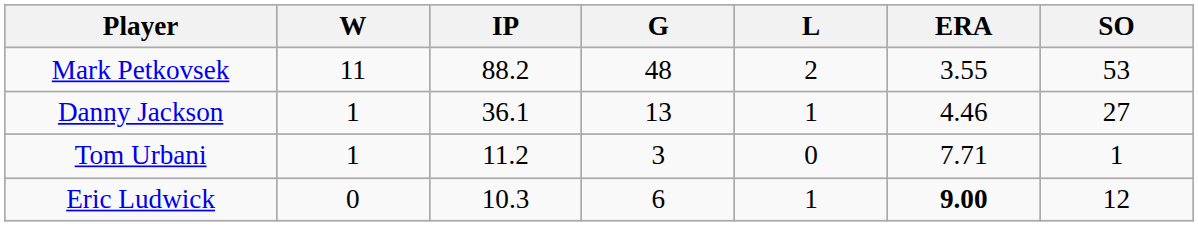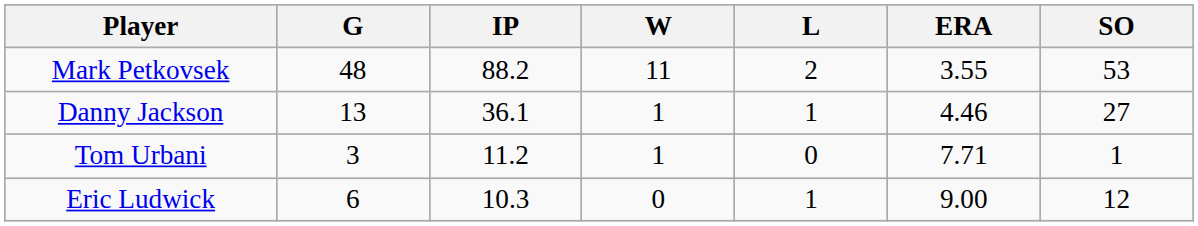columns swapped: (658, 26) <-> (353, 26)
(964, 198) bold -> (964, 198) normal
